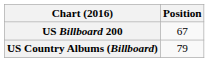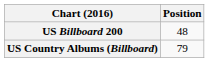(182, 31) 67 -> (182, 31) 48
